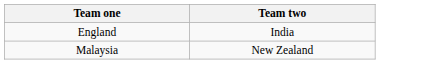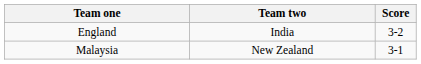+ column: (396, 13)
